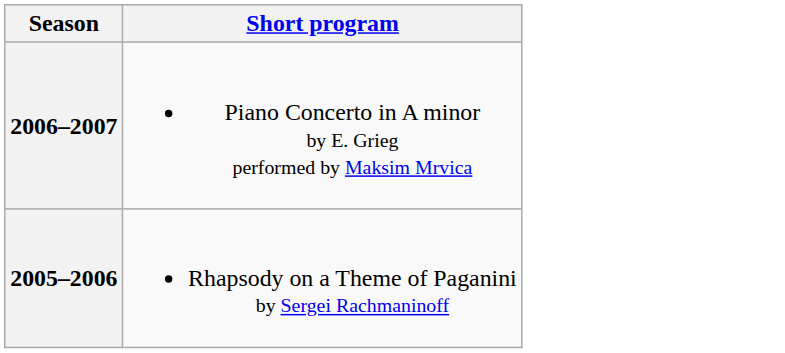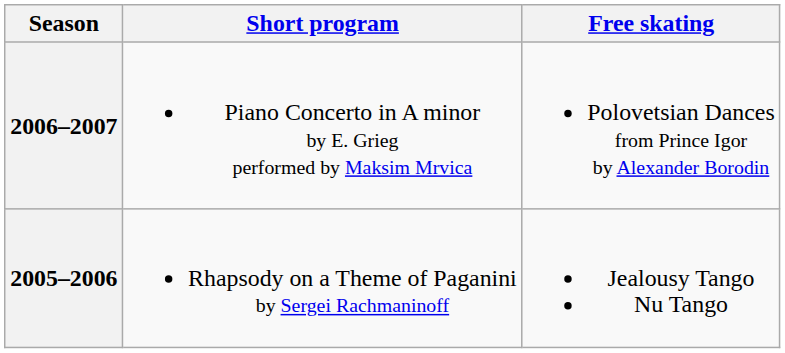+ column: (651, 23)
